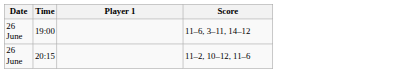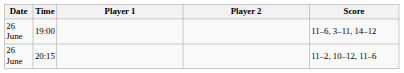+ column: (246, 12)
